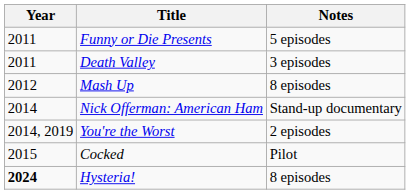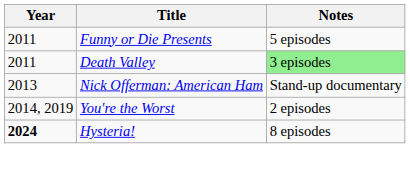(300, 62) no background -> (300, 62) lightgreen background
- row: (107, 85)
(22, 108) 2014 -> (22, 85) 2013
- row: (102, 154)
